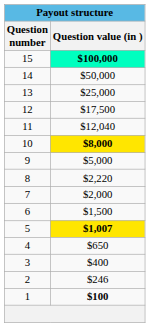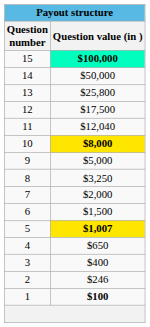(98, 93) $25,000 -> (98, 93) $25,800
(98, 178) $2,220 -> (98, 178) $3,250
